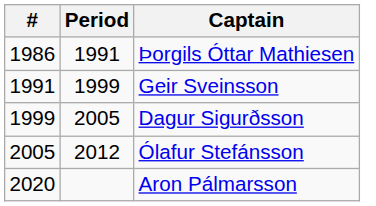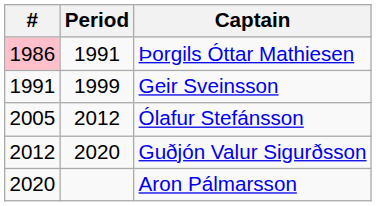(32, 53) no background -> (32, 53) pink background
- row: (221, 119)
+ row: (253, 151)
